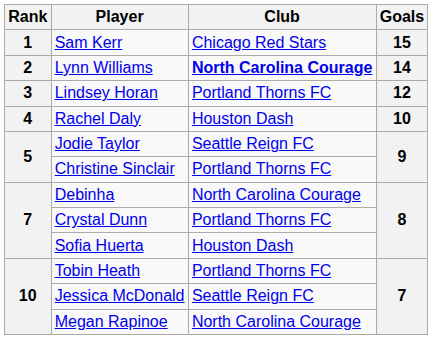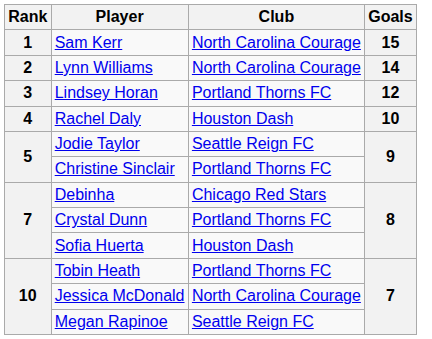(259, 42) Chicago Red Stars -> (276, 42) North Carolina Courage
(282, 67) bold -> (276, 67) normal
(276, 194) North Carolina Courage -> (259, 194) Chicago Red Stars
(253, 296) Seattle Reign FC -> (276, 296) North Carolina Courage
(276, 321) North Carolina Courage -> (253, 321) Seattle Reign FC
